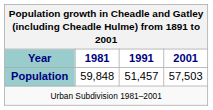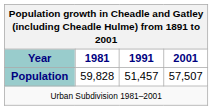(97, 77) 59,848 -> (97, 77) 59,828
(186, 77) 57,503 -> (186, 77) 57,507
